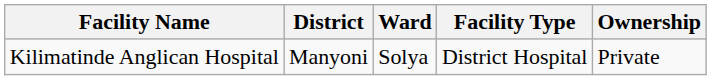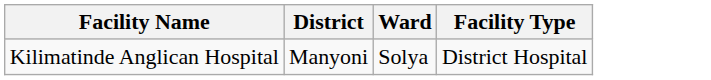- column: (649, 21)
